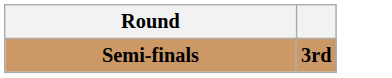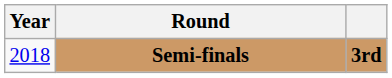+ column: (30, 21)
